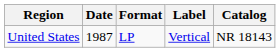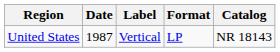columns swapped: (189, 15) <-> (140, 15)
